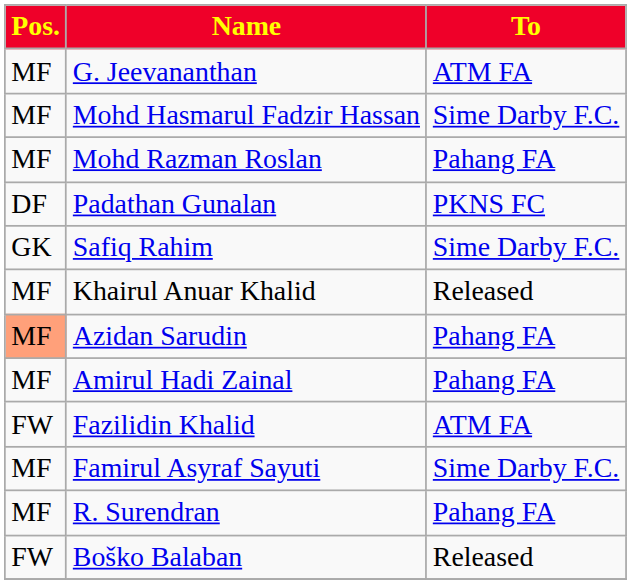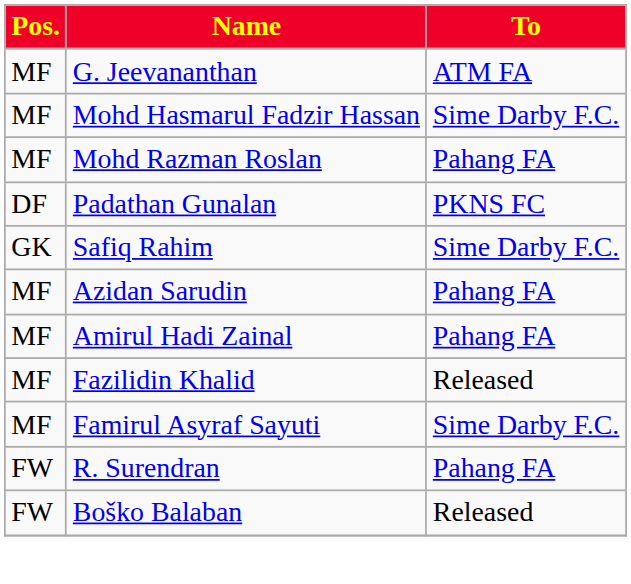- row: (194, 291)
(31, 335) lightsalmon background -> (31, 291) no background
(32, 423) FW -> (31, 379) MF
(482, 423) ATM FA -> (483, 379) Released
(31, 512) MF -> (32, 468) FW
